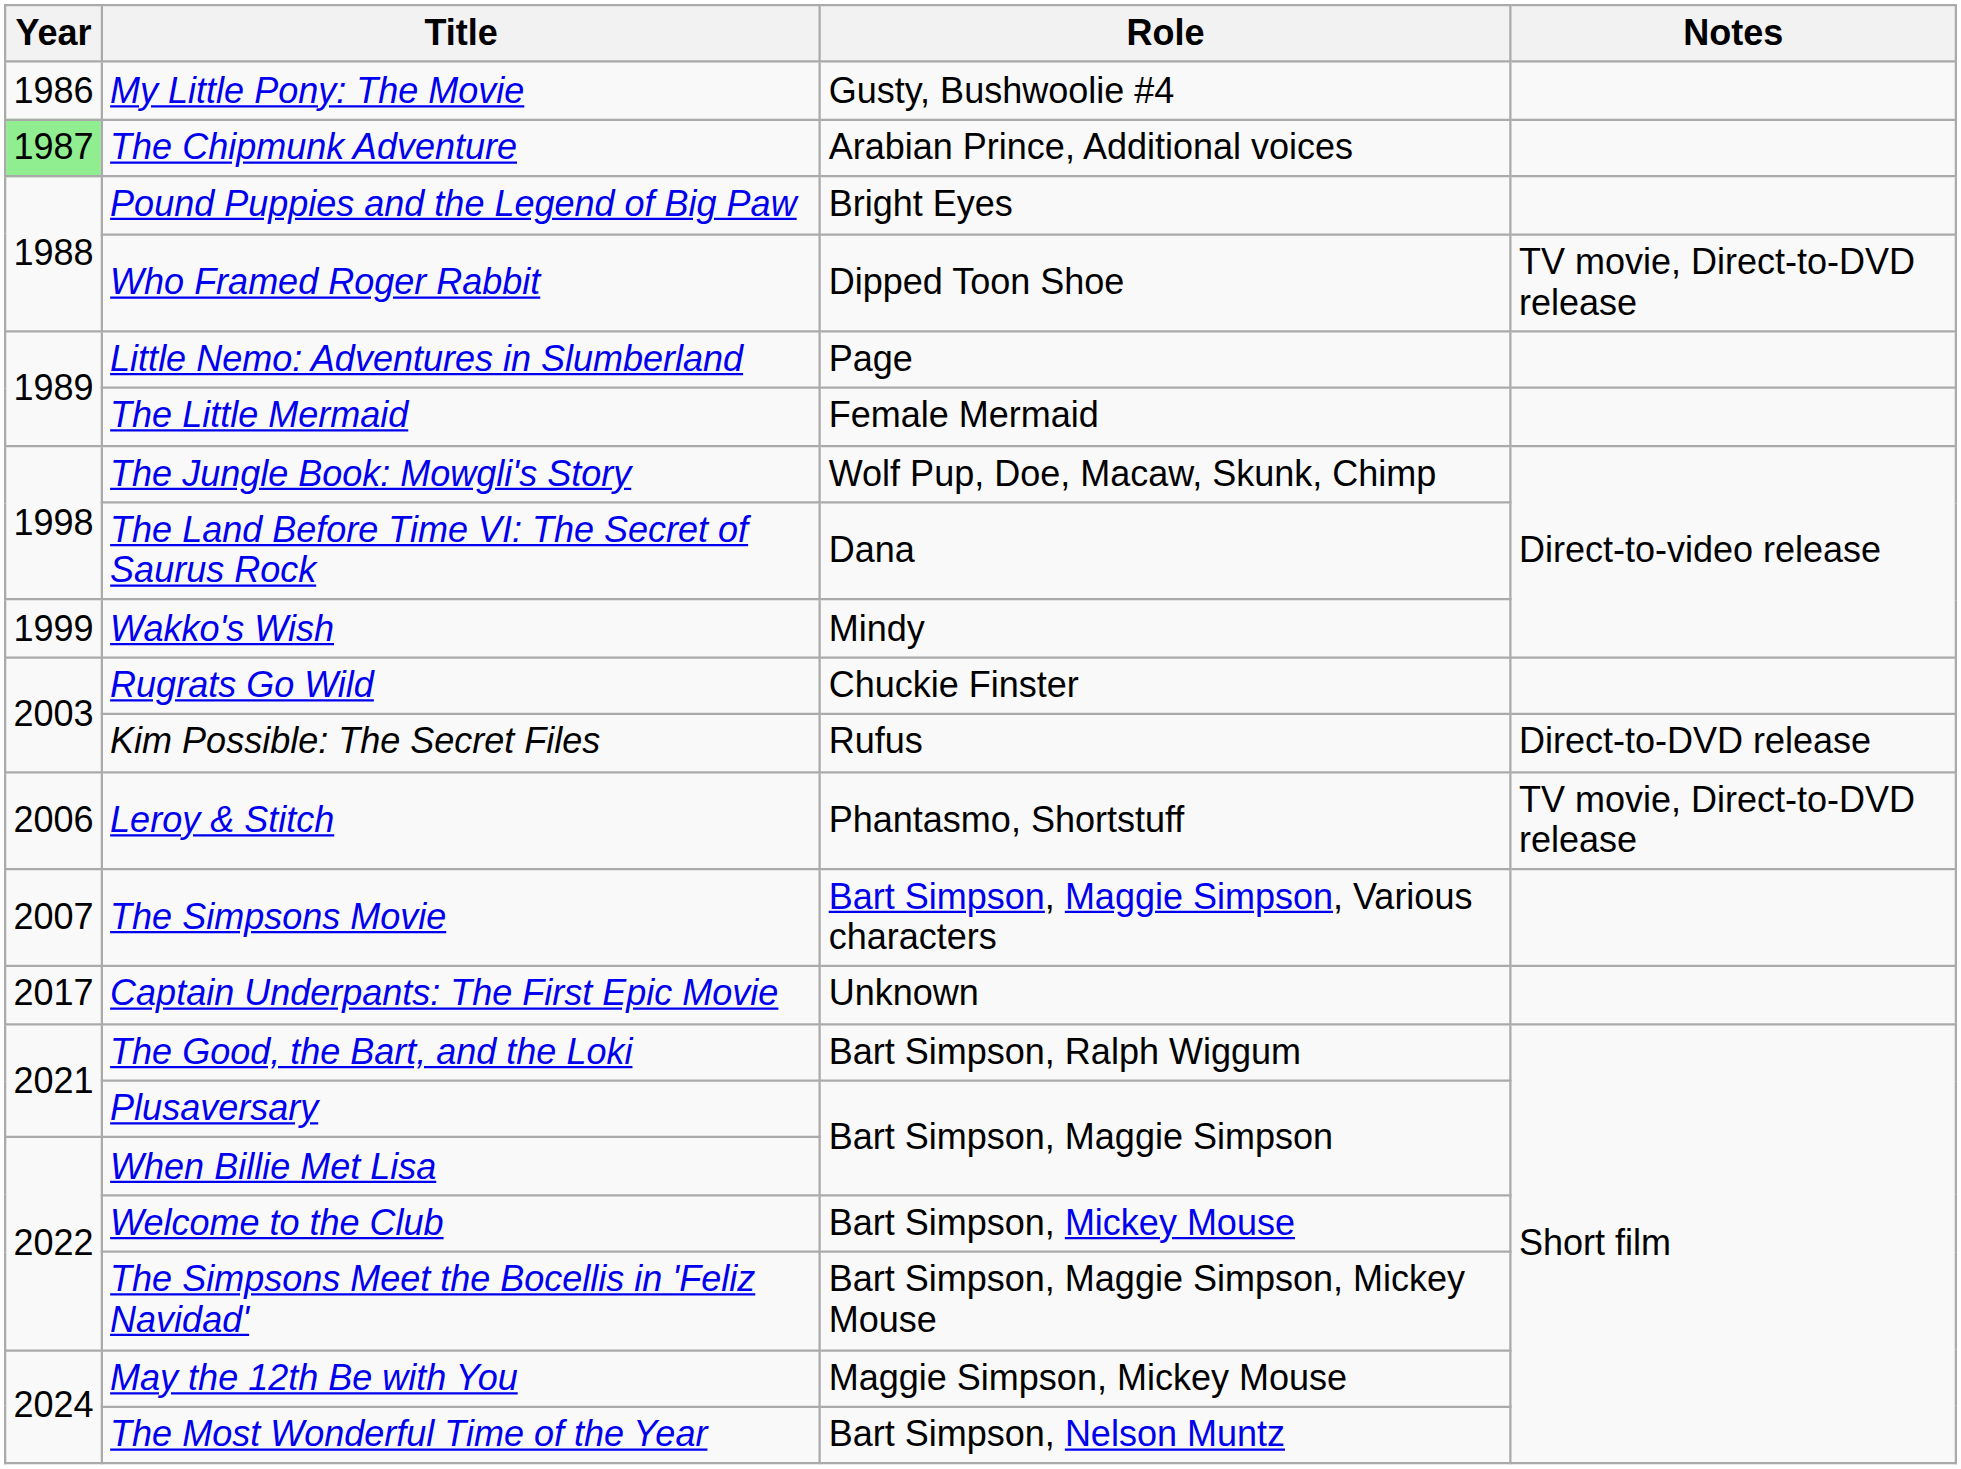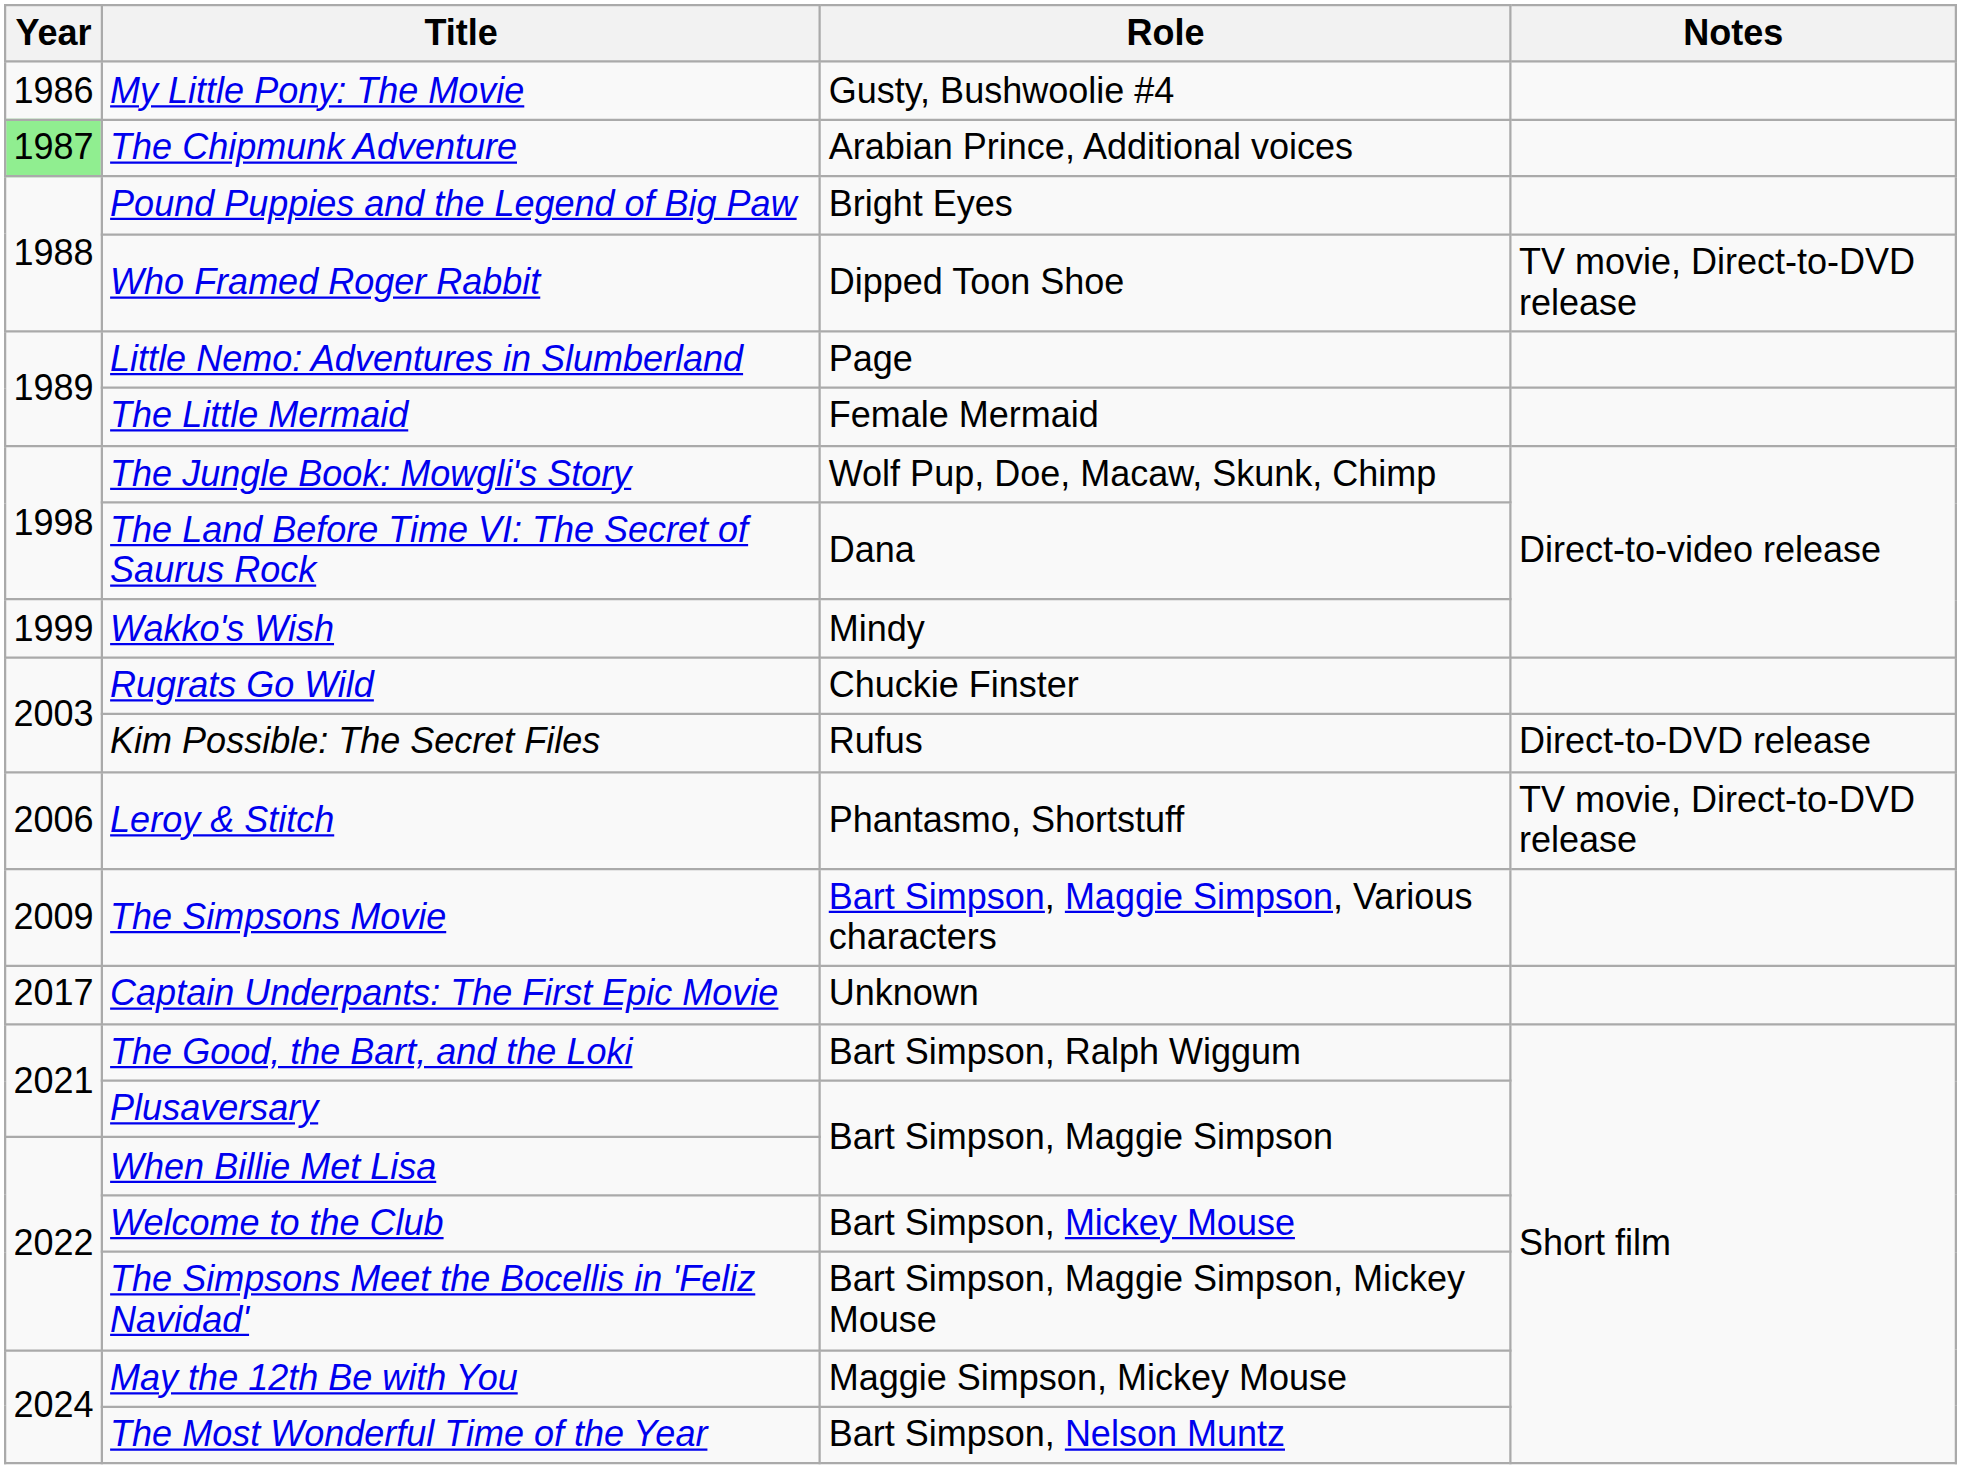(53, 917) 2007 -> (53, 917) 2009
